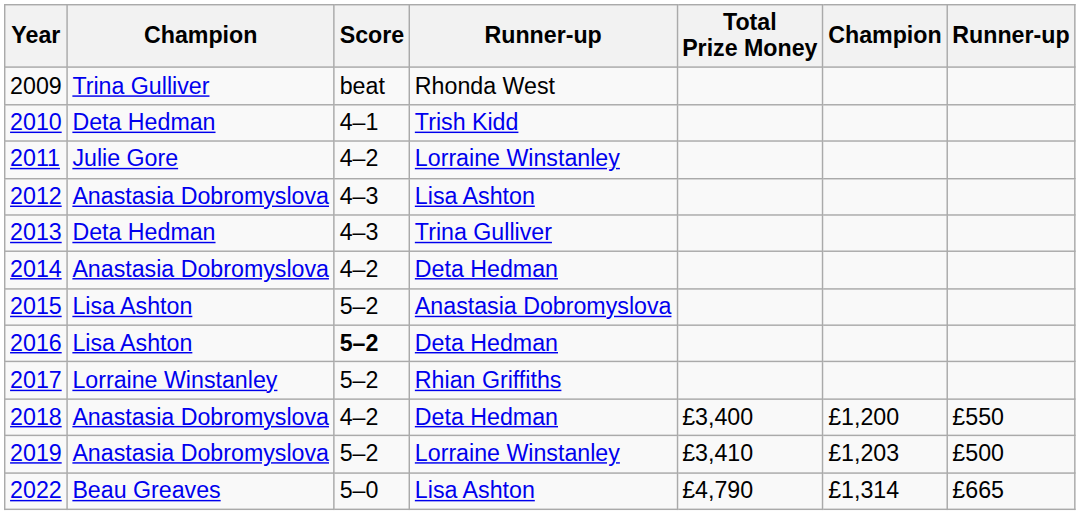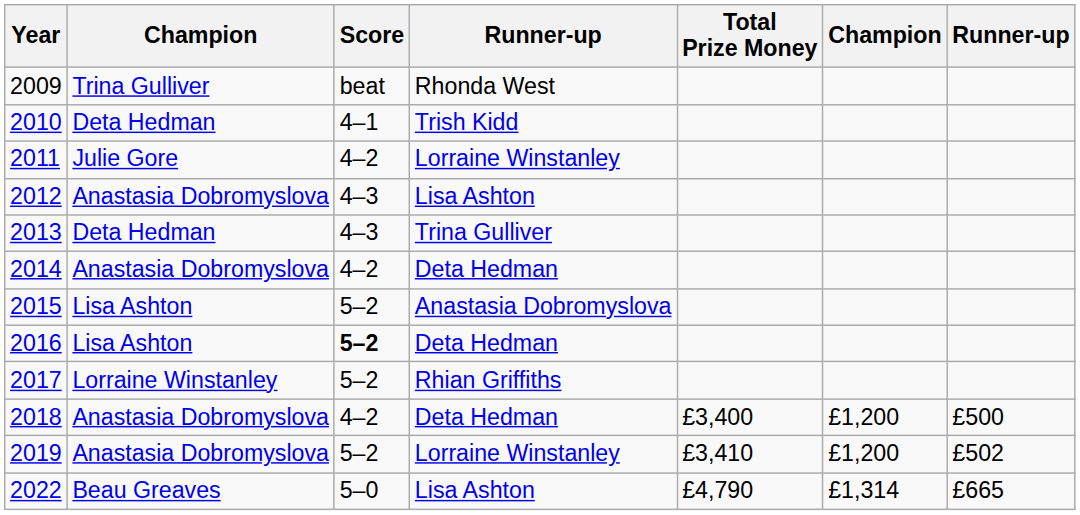(978, 416) £550 -> (978, 416) £500
(864, 453) £1,203 -> (864, 453) £1,200
(978, 453) £500 -> (978, 453) £502
